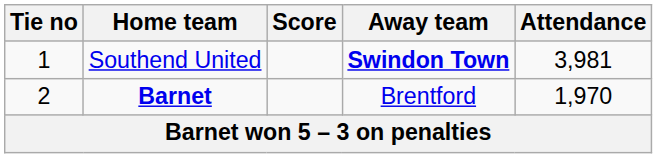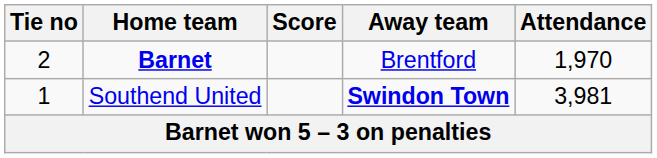rows swapped: (175, 59) <-> (175, 96)
